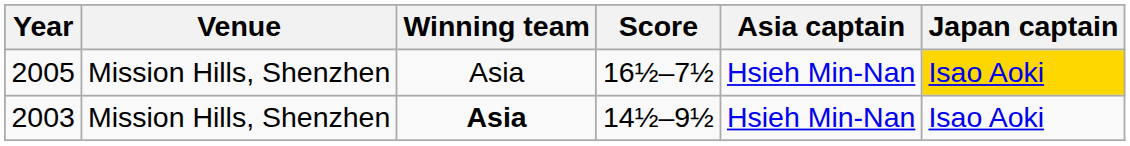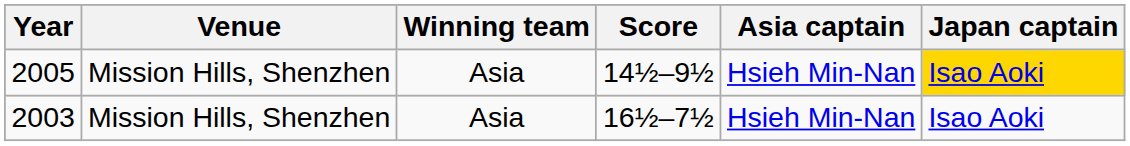(658, 72) 16½–7½ -> (658, 72) 14½–9½
(497, 117) bold -> (497, 117) normal
(658, 117) 14½–9½ -> (658, 117) 16½–7½
